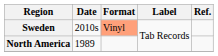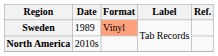(87, 28) 2010s -> (85, 28) 1989
(85, 43) 1989 -> (87, 43) 2010s
